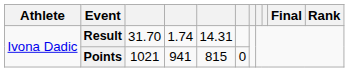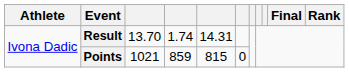(145, 36) 31.70 -> (145, 36) 13.70
(180, 57) 941 -> (180, 57) 859
